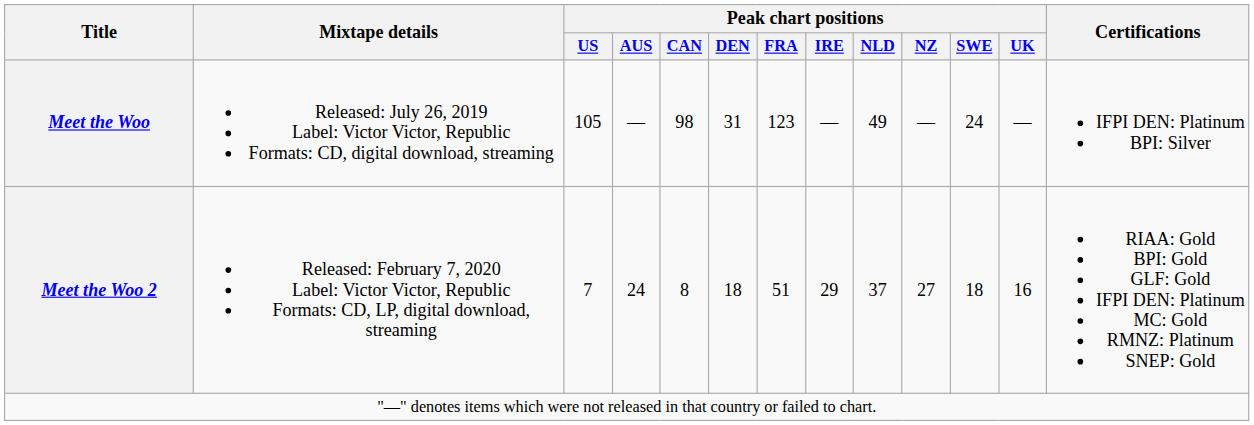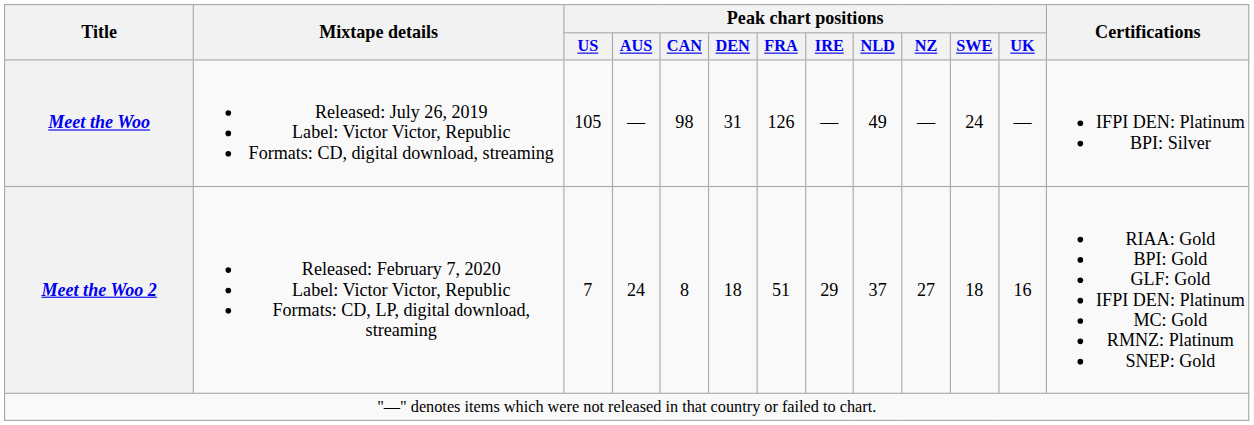(781, 122) 123 -> (781, 122) 126
